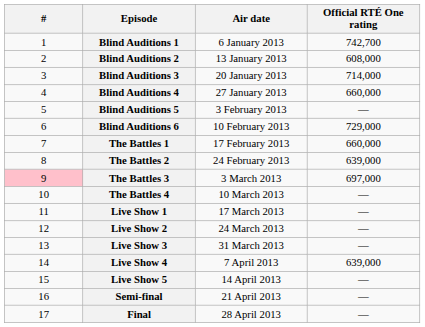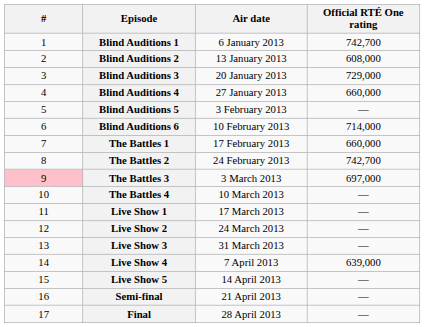(363, 76) 714,000 -> (363, 76) 729,000
(363, 127) 729,000 -> (363, 127) 714,000
(363, 161) 639,000 -> (363, 161) 742,700
